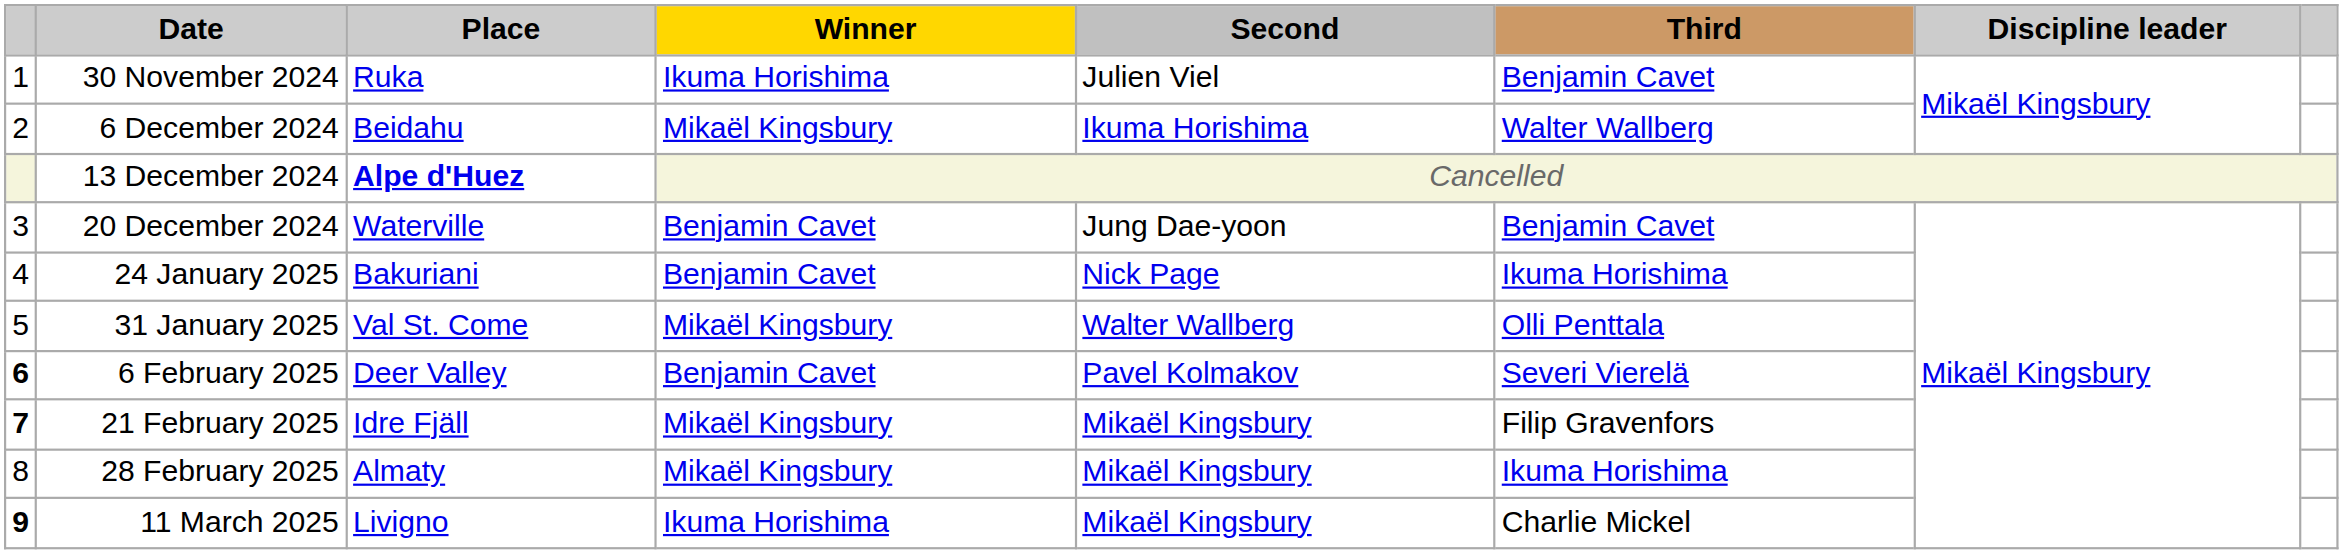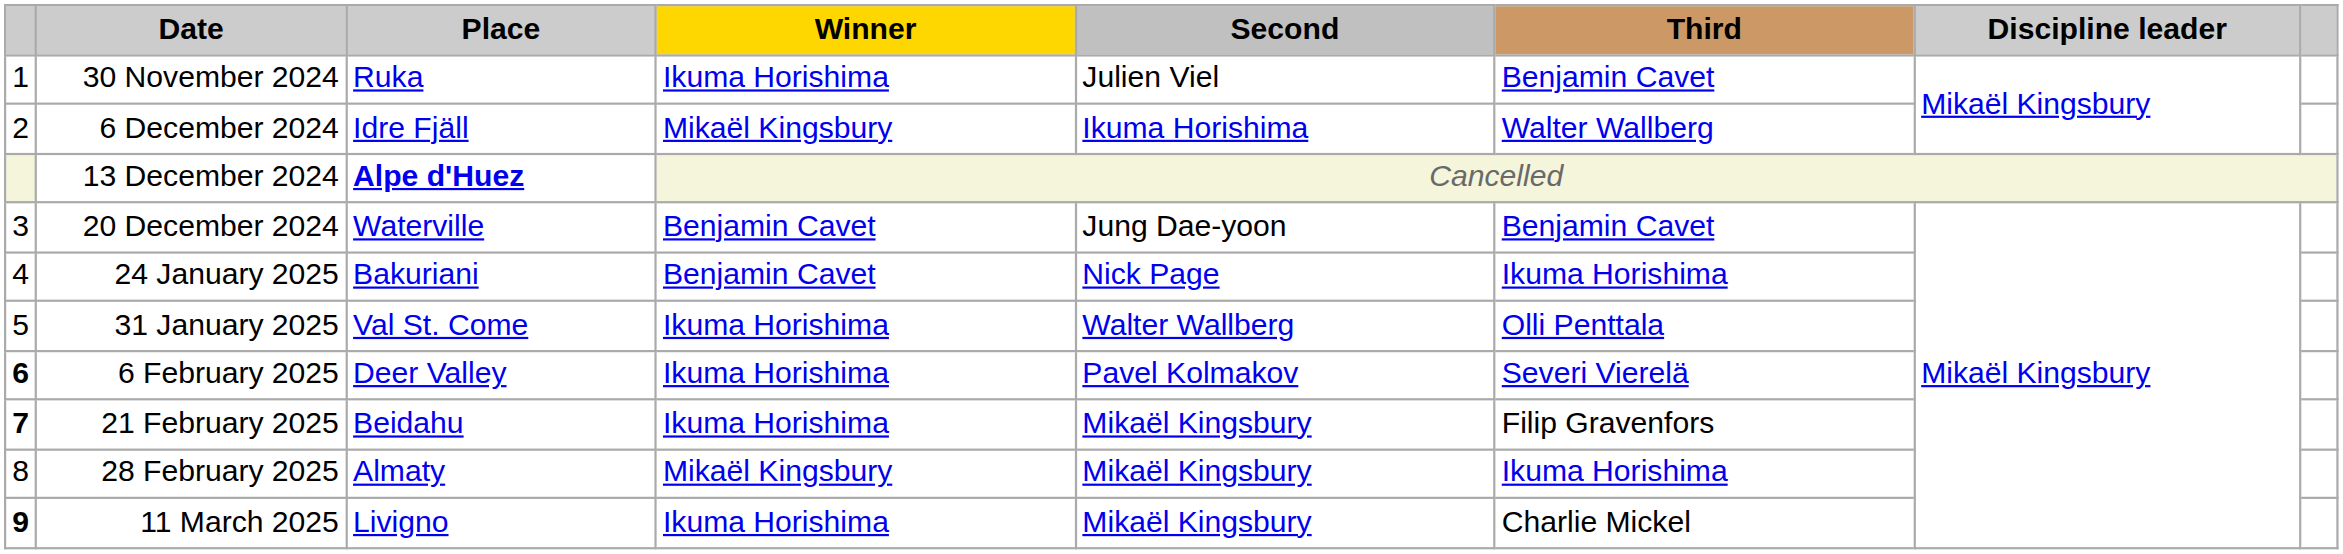(408, 127) Beidahu -> (411, 127) Idre Fjäll
(778, 324) Mikaël Kingsbury -> (776, 324) Ikuma Horishima
(769, 373) Benjamin Cavet -> (776, 373) Ikuma Horishima
(411, 423) Idre Fjäll -> (408, 423) Beidahu
(778, 423) Mikaël Kingsbury -> (776, 423) Ikuma Horishima
